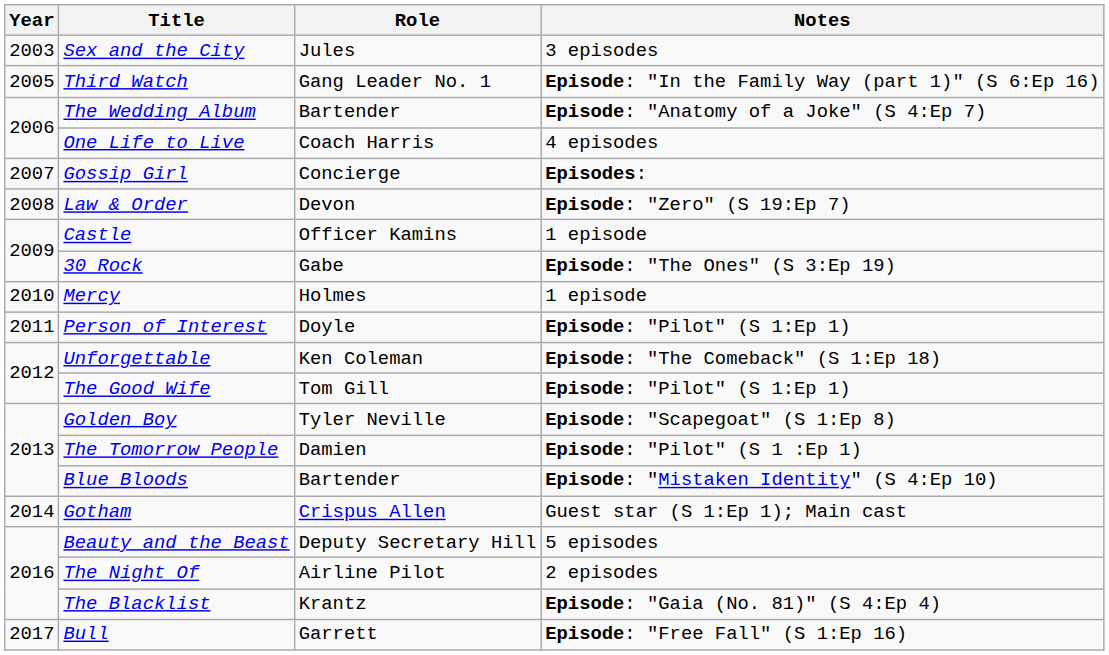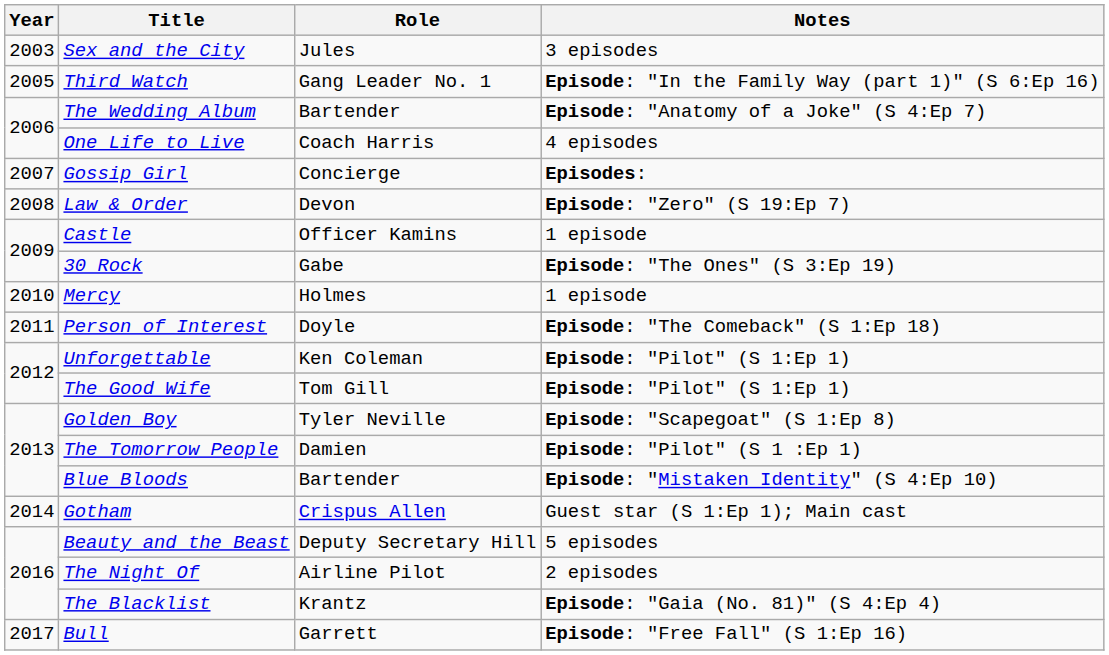(698, 327) Episode: "Pilot" (S 1:Ep 1) -> (743, 327) Episode: "The Comeback" (S 1:Ep 18)
(743, 358) Episode: "The Comeback" (S 1:Ep 18) -> (698, 358) Episode: "Pilot" (S 1:Ep 1)
